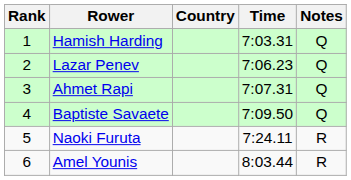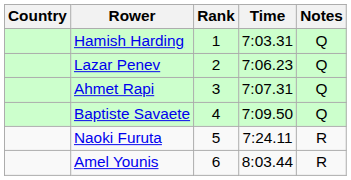columns swapped: (27, 16) <-> (205, 16)
